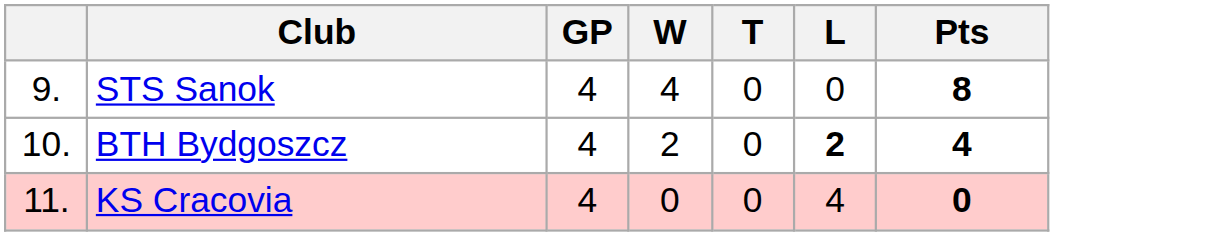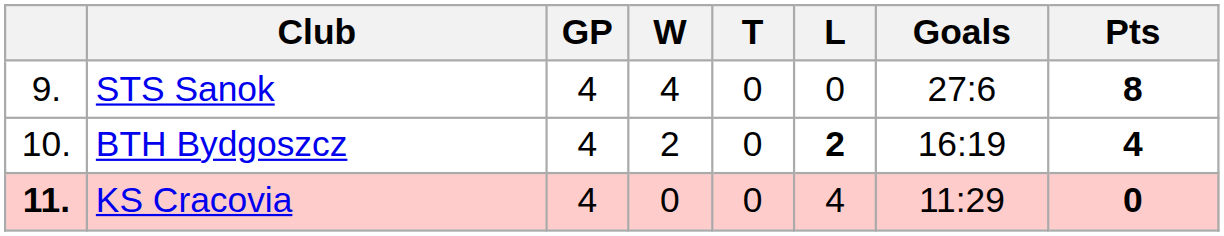+ column: (962, 32)
(46, 200) normal -> (46, 200) bold
